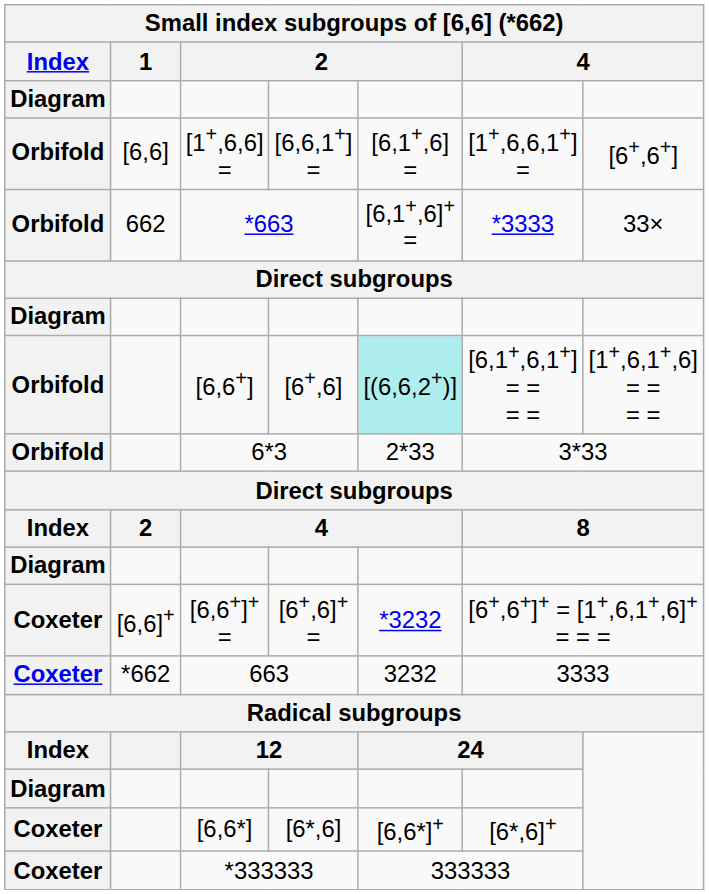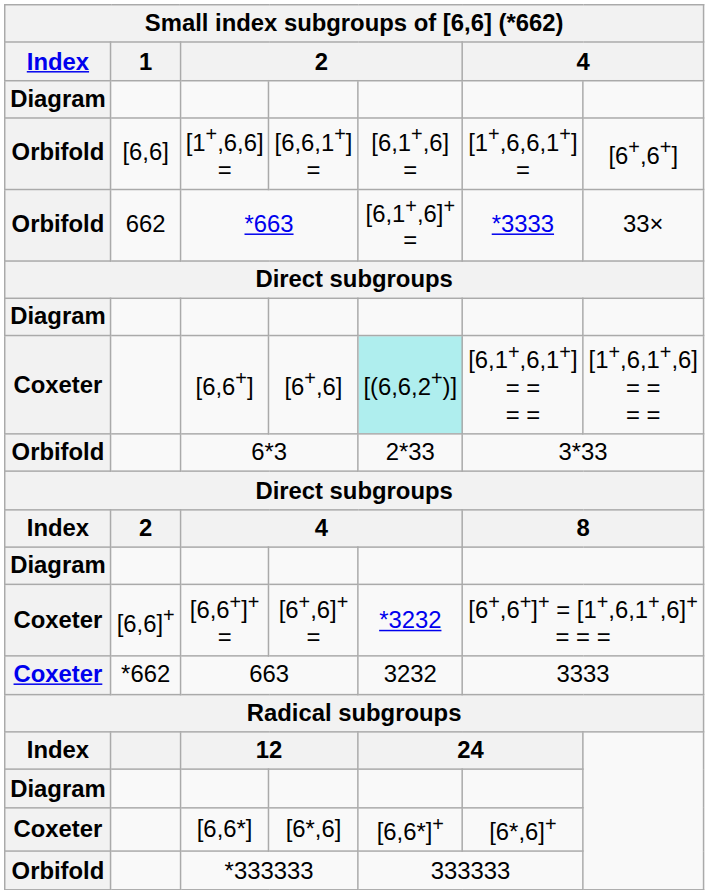(58, 384) Orbifold -> (58, 384) Coxeter
(58, 870) Coxeter -> (58, 870) Orbifold
